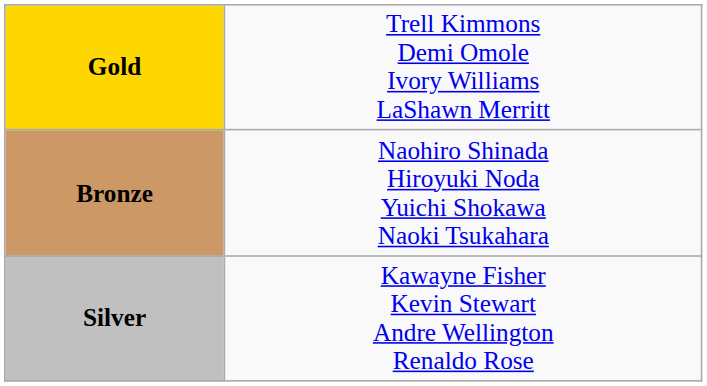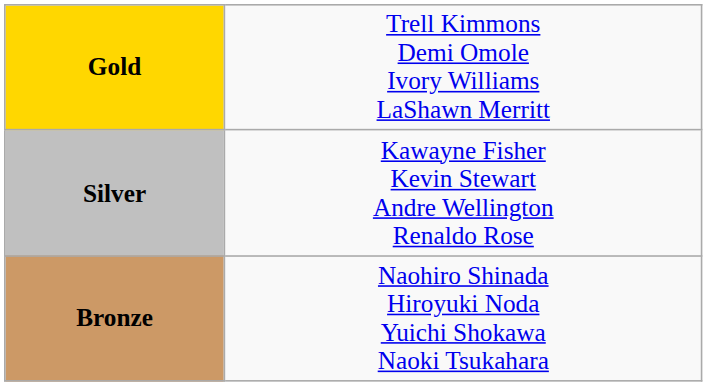rows swapped: (115, 318) <-> (115, 192)
